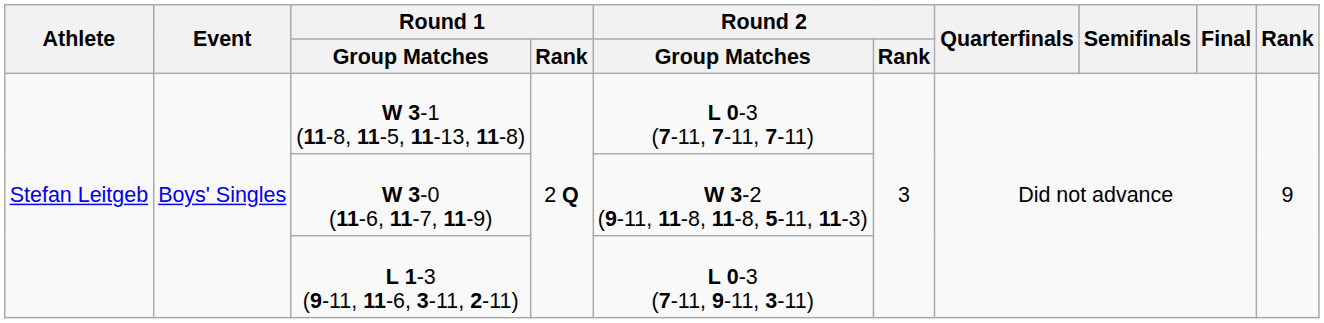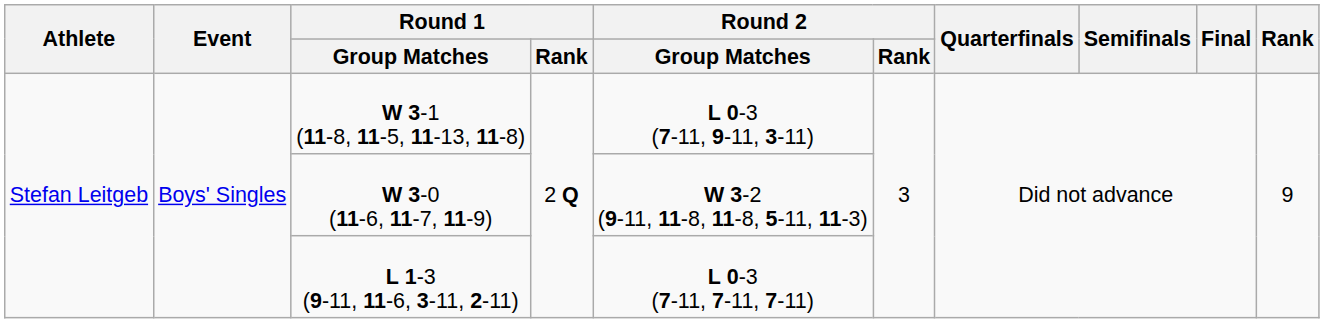(733, 126) L 0-3 (7-11, 7-11, 7-11) -> (733, 126) L 0-3 (7-11, 9-11, 3-11)
(733, 289) L 0-3 (7-11, 9-11, 3-11) -> (733, 289) L 0-3 (7-11, 7-11, 7-11)
